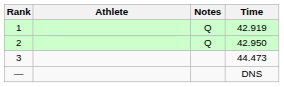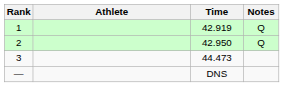columns swapped: (252, 12) <-> (208, 12)
